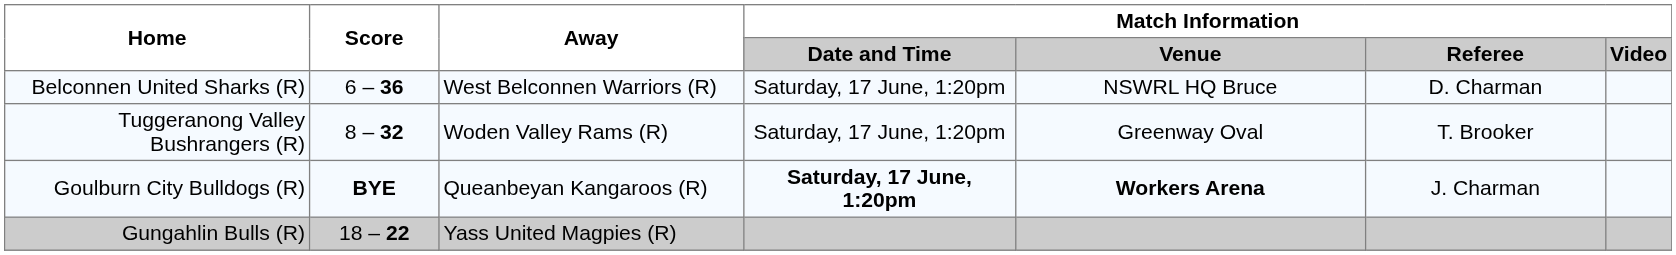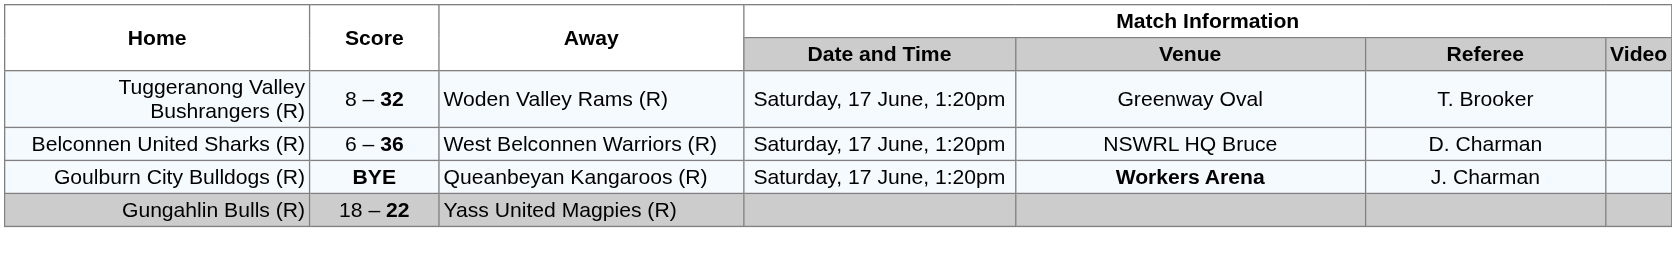rows swapped: (212, 131) <-> (168, 87)
(879, 188) bold -> (879, 176) normal
